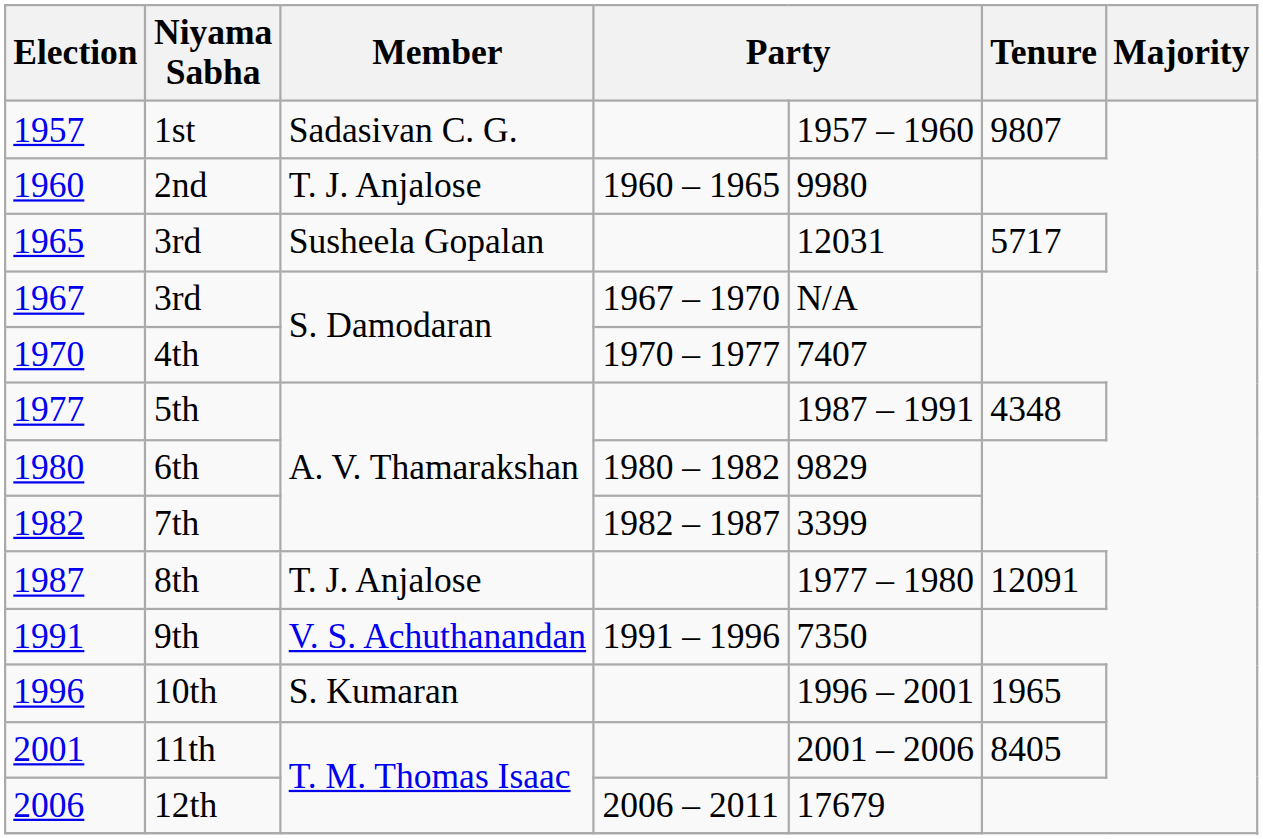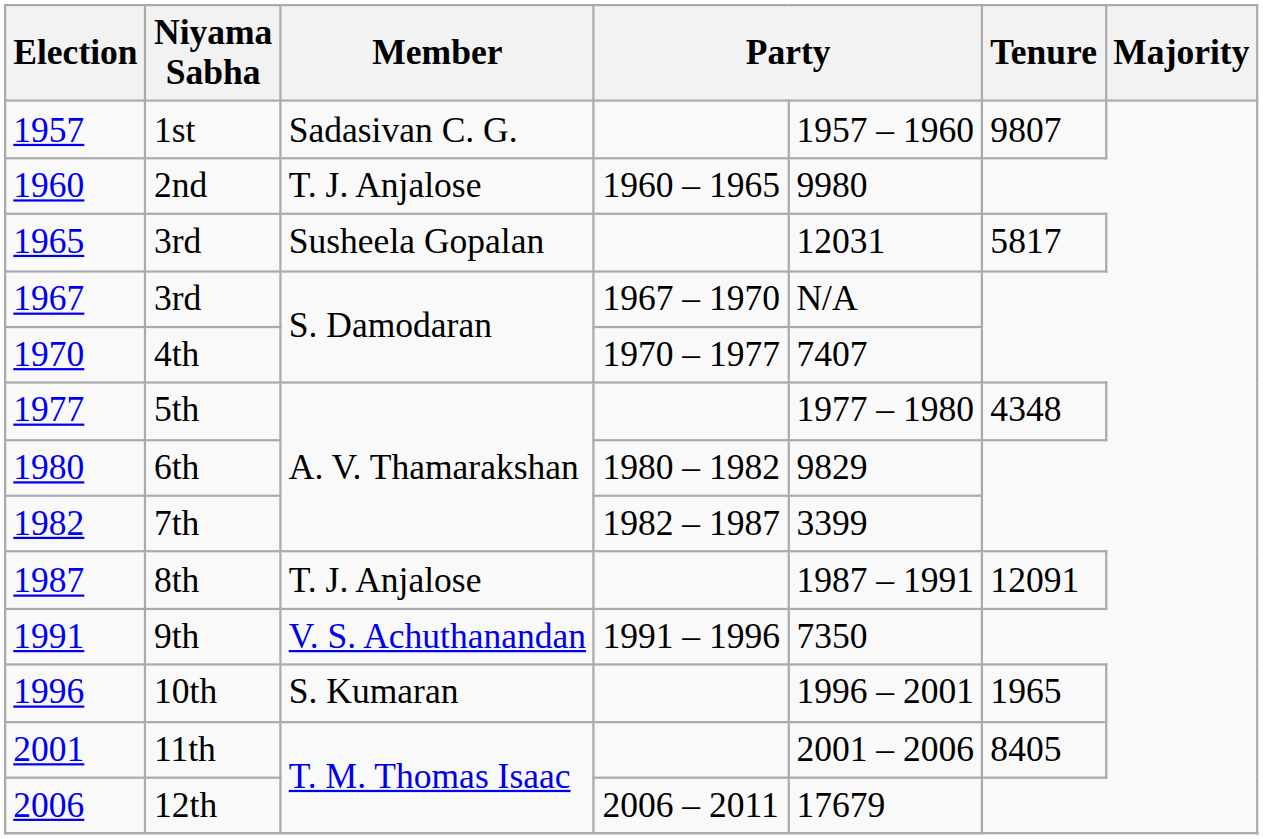(1026, 241) 5717 -> (1026, 241) 5817
(885, 410) 1987 – 1991 -> (885, 410) 1977 – 1980
(885, 579) 1977 – 1980 -> (885, 579) 1987 – 1991
